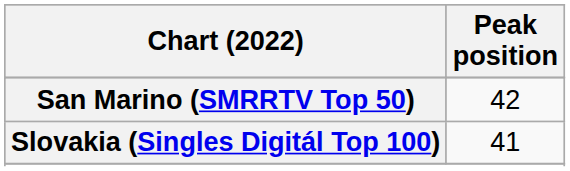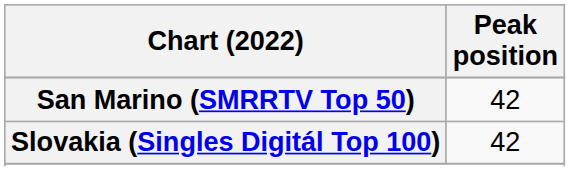(505, 142) 41 -> (505, 142) 42
